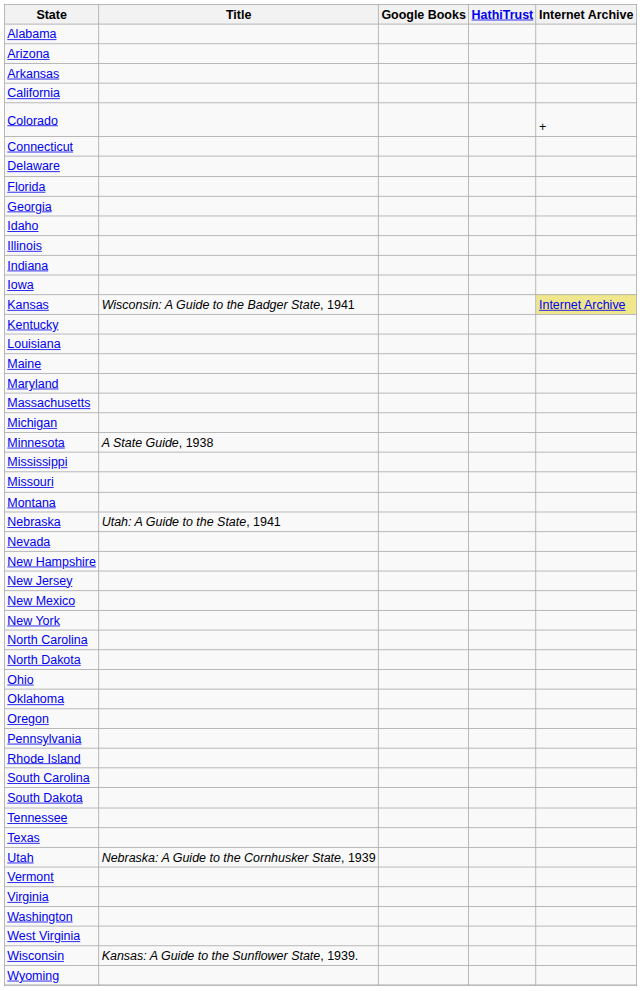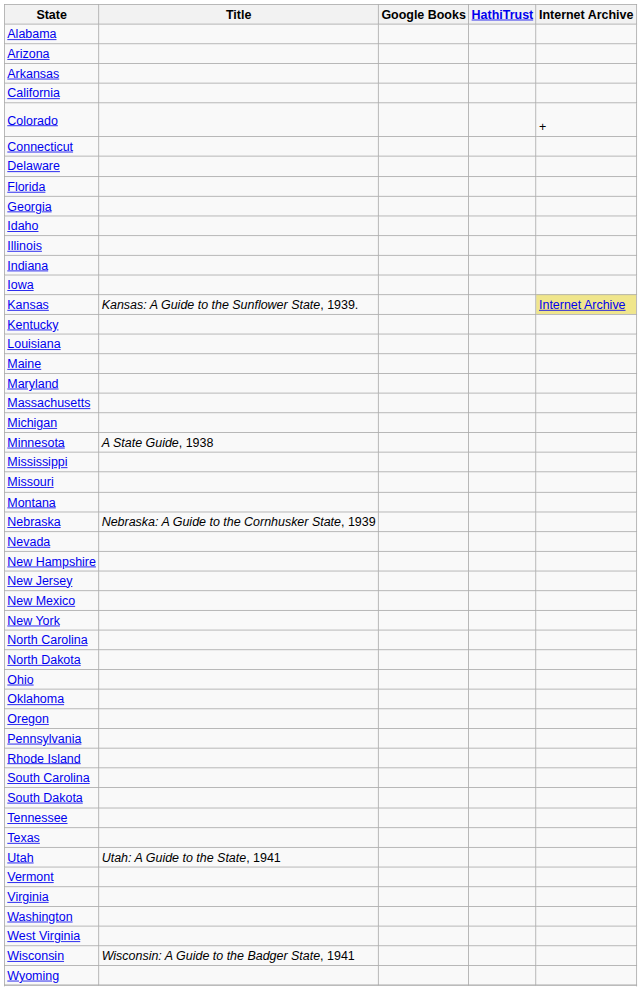(228, 305) Wisconsin: A Guide to the Badger State, 1941 -> (230, 305) Kansas: A Guide to the Sunflower State, 1939.
(191, 522) Utah: A Guide to the State, 1941 -> (239, 522) Nebraska: A Guide to the Cornhusker State, 1939
(239, 857) Nebraska: A Guide to the Cornhusker State, 1939 -> (191, 857) Utah: A Guide to the State, 1941
(230, 956) Kansas: A Guide to the Sunflower State, 1939. -> (228, 956) Wisconsin: A Guide to the Badger State, 1941
